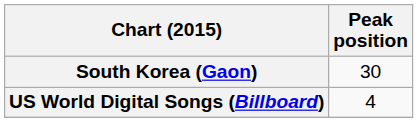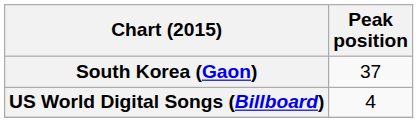(371, 71) 30 -> (371, 71) 37
